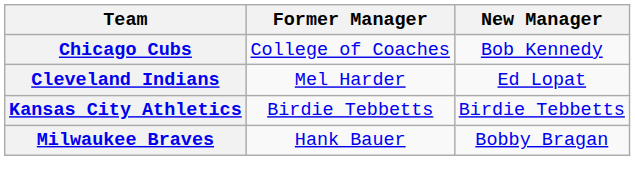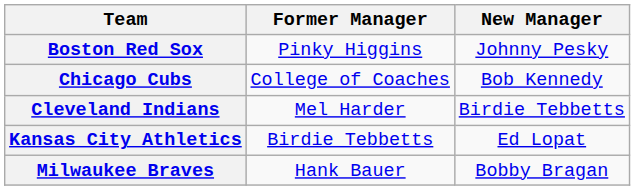+ row: (125, 50)
(542, 80) Ed Lopat -> (542, 110) Birdie Tebbetts
(542, 110) Birdie Tebbetts -> (542, 140) Ed Lopat
